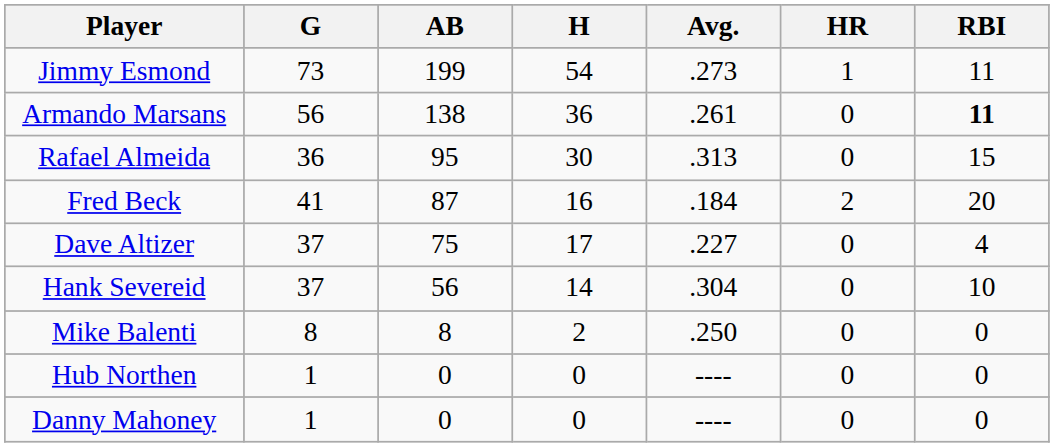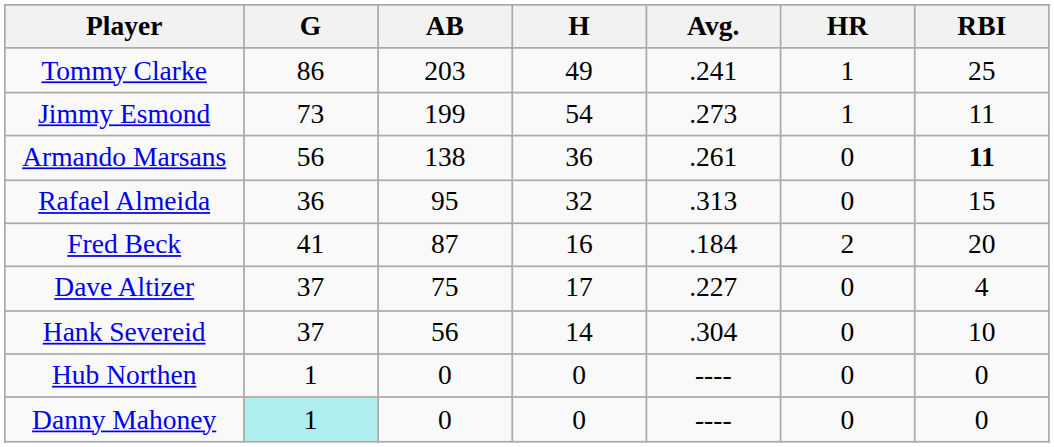+ row: (124, 69)
(579, 157) 30 -> (579, 200) 32
- row: (124, 331)
(311, 419) no background -> (311, 419) paleturquoise background
